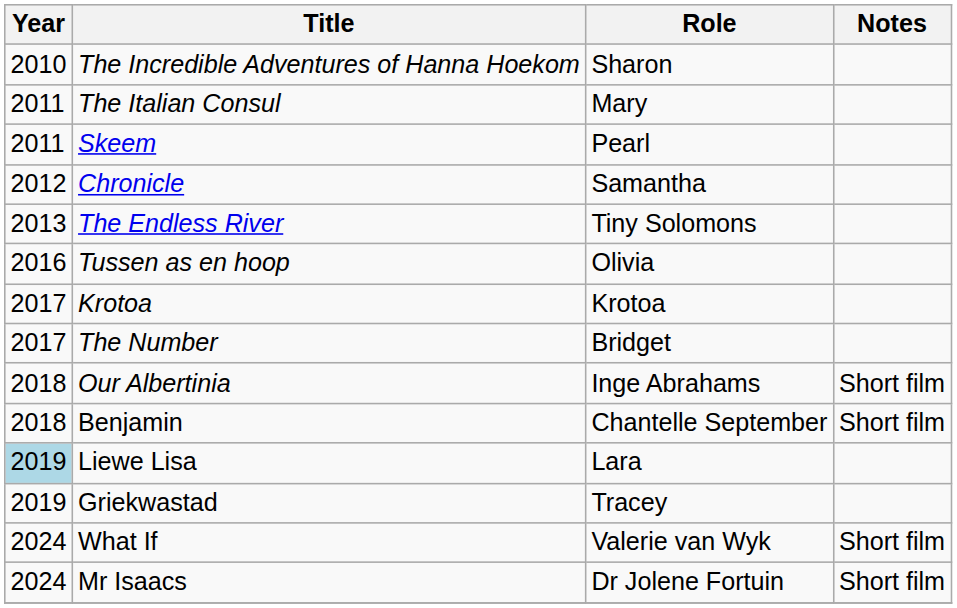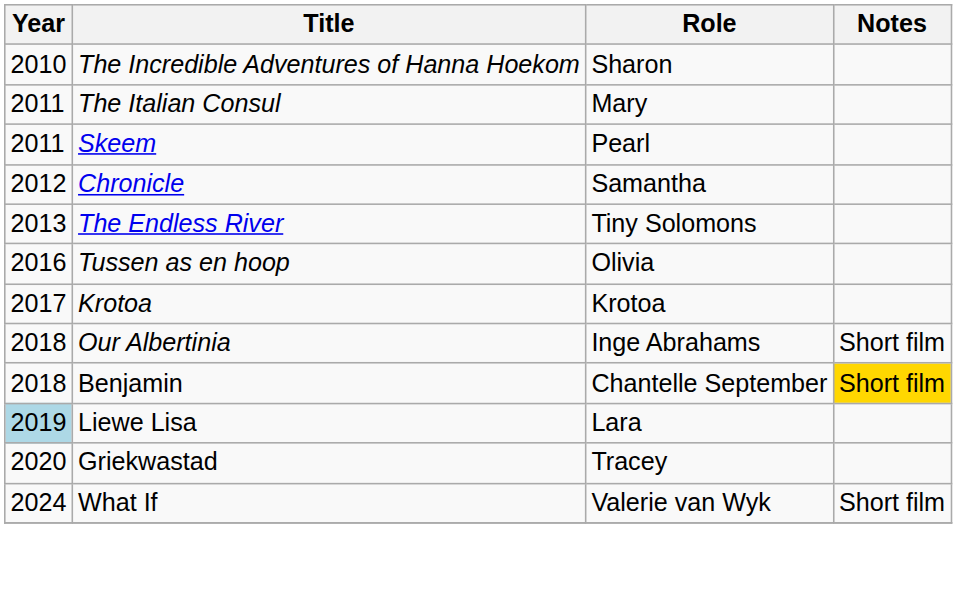- row: (148, 343)
(892, 422) no background -> (892, 382) gold background
(39, 502) 2019 -> (39, 462) 2020
- row: (132, 582)
